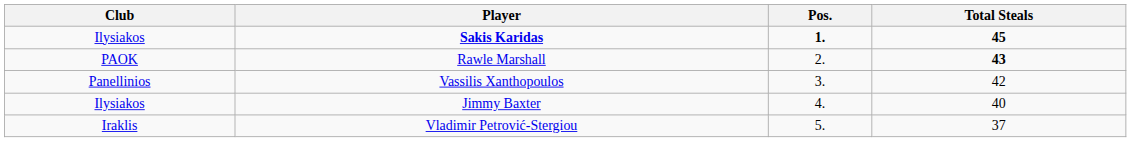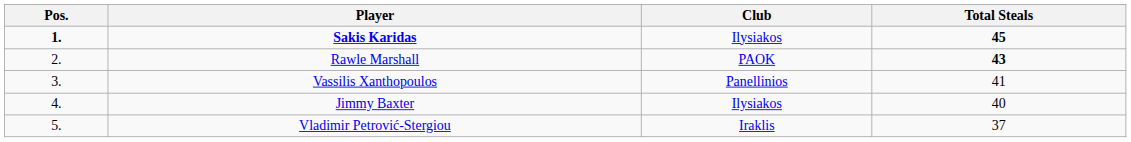columns swapped: (820, 15) <-> (120, 15)
(999, 81) 42 -> (999, 81) 41
